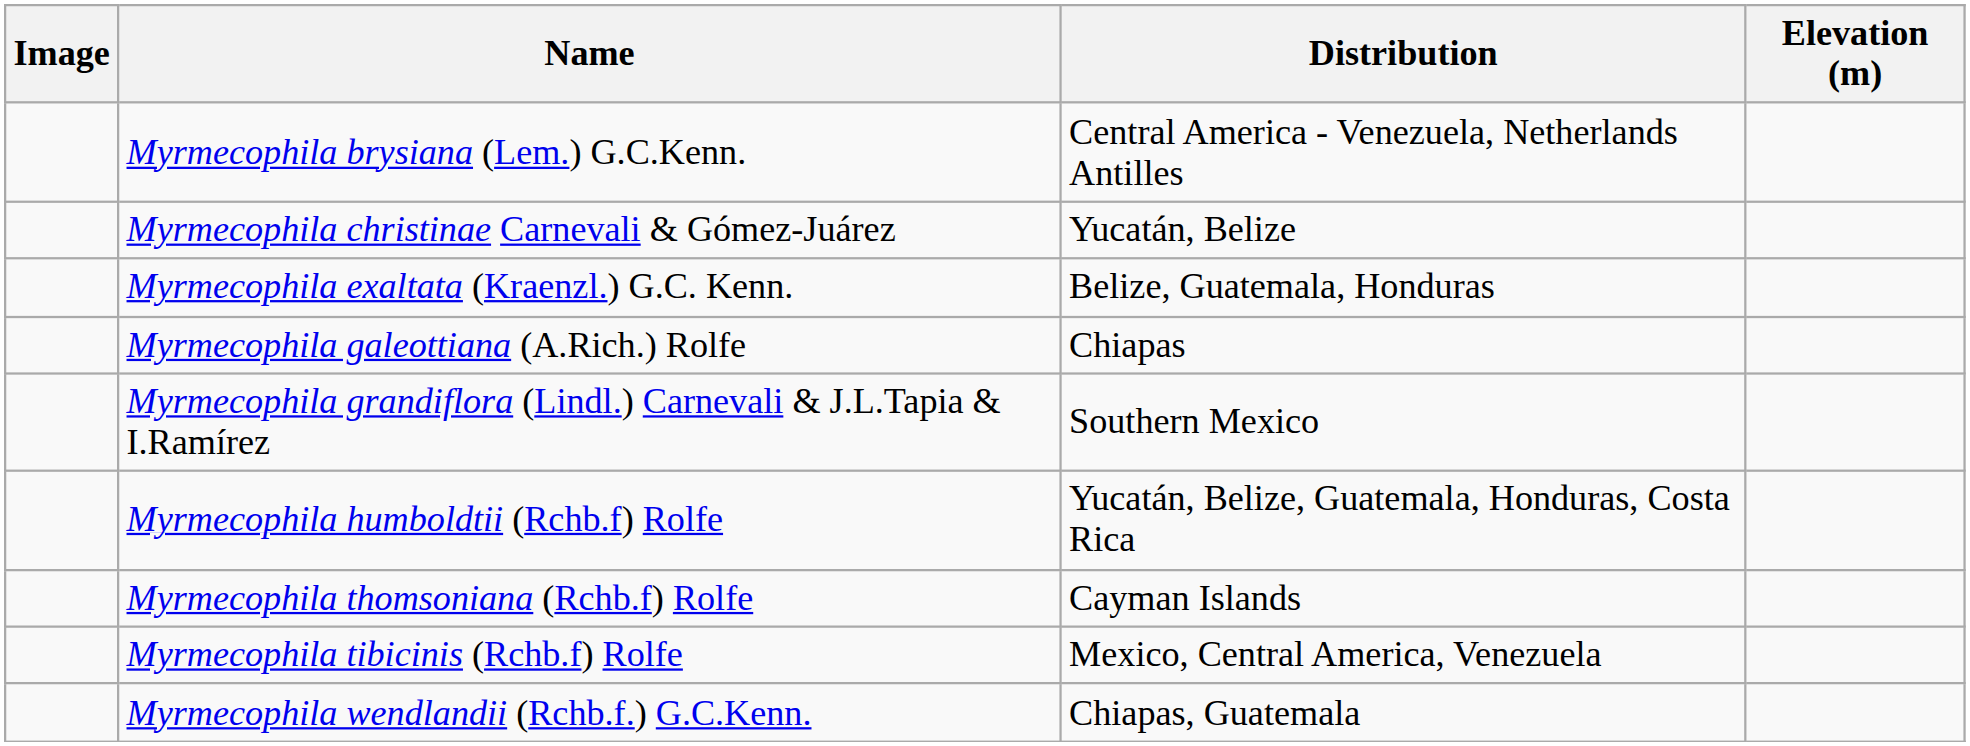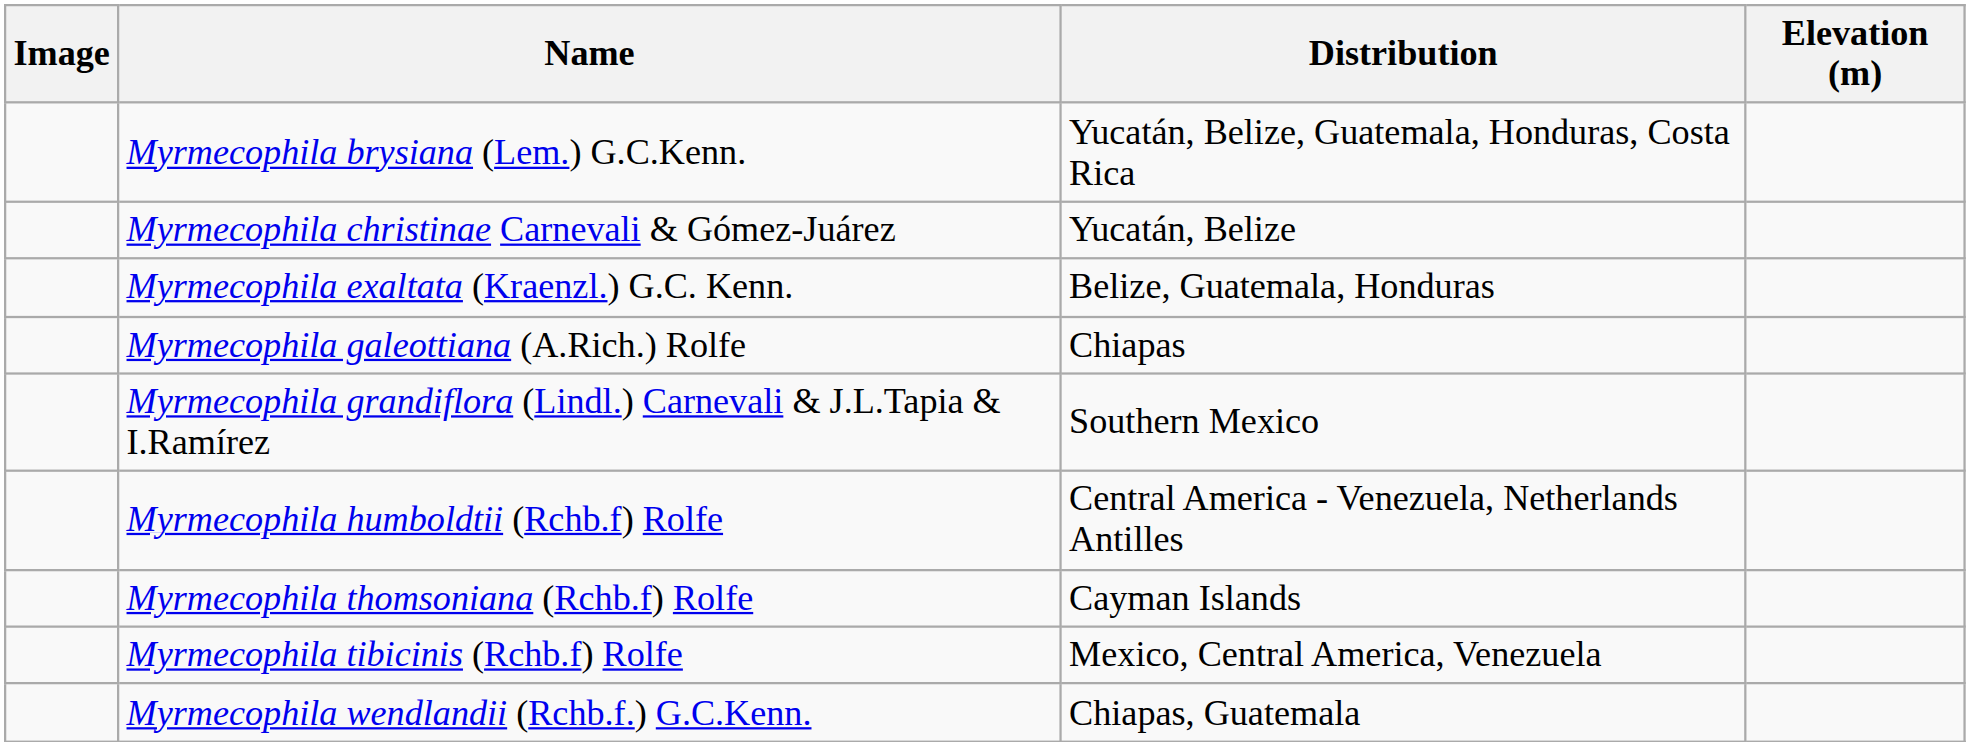(1373, 151) Central America - Venezuela, Netherlands Antilles -> (1399, 151) Yucatán, Belize, Guatemala, Honduras, Costa Rica
(1399, 519) Yucatán, Belize, Guatemala, Honduras, Costa Rica -> (1373, 519) Central America - Venezuela, Netherlands Antilles
